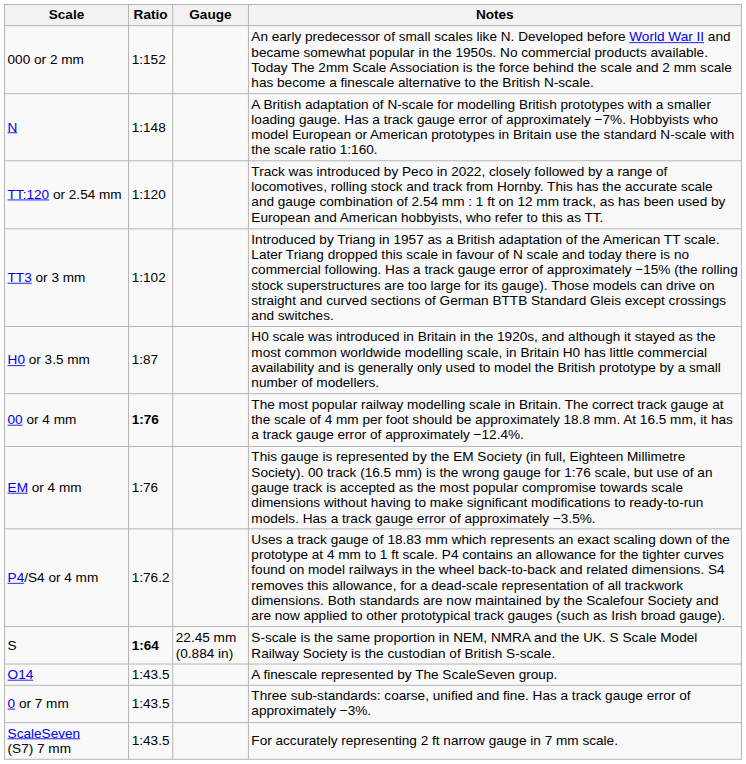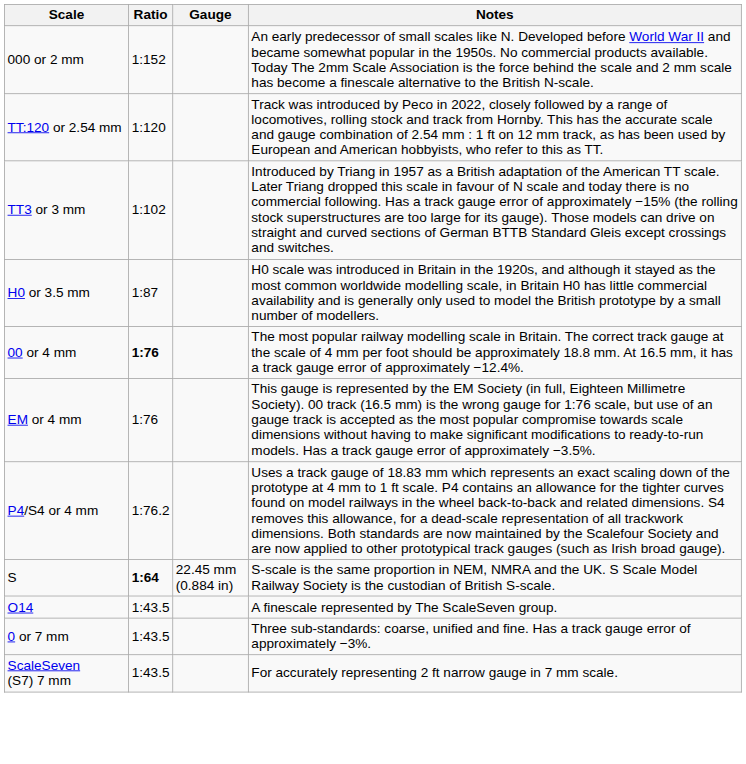- row: (12, 127)
